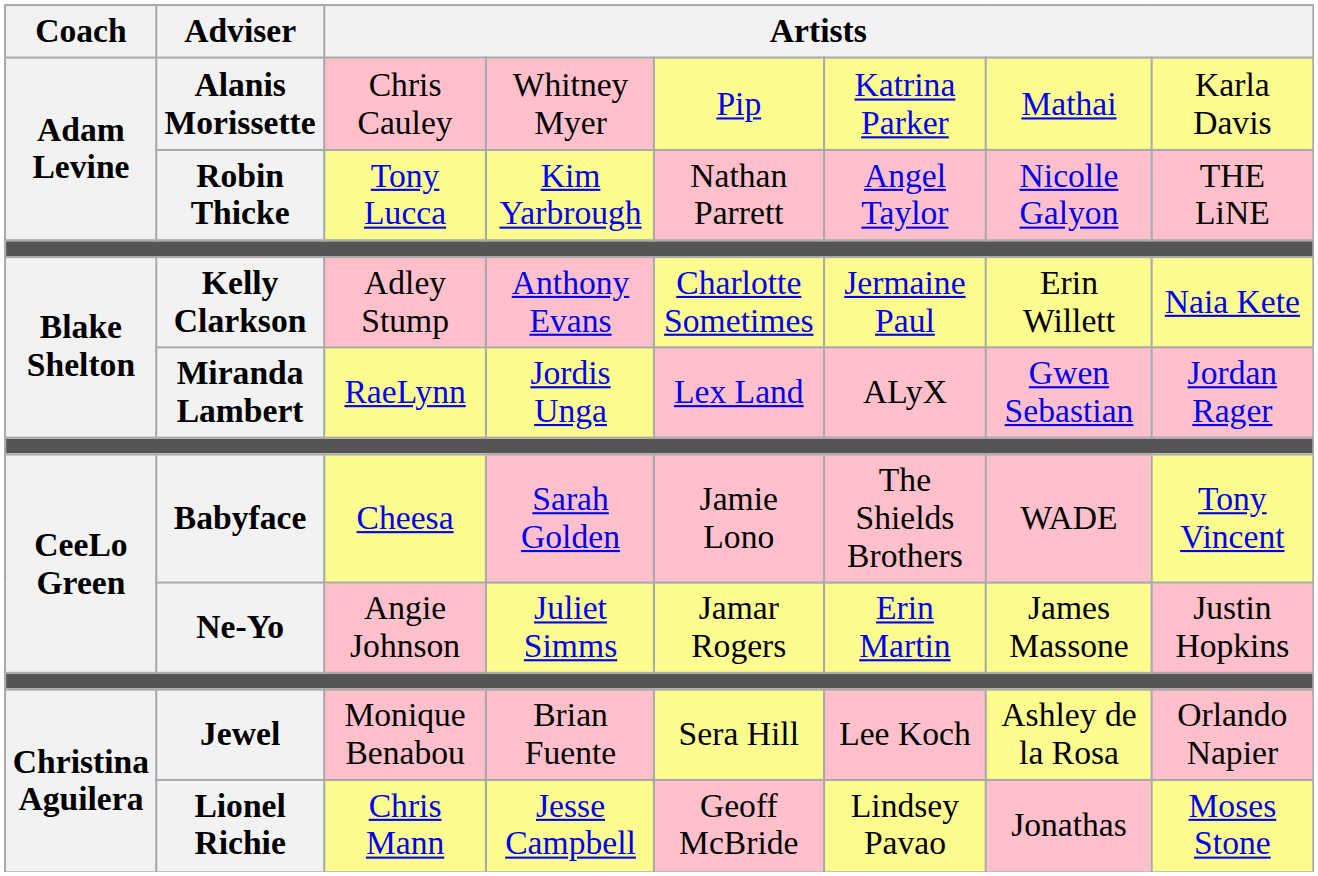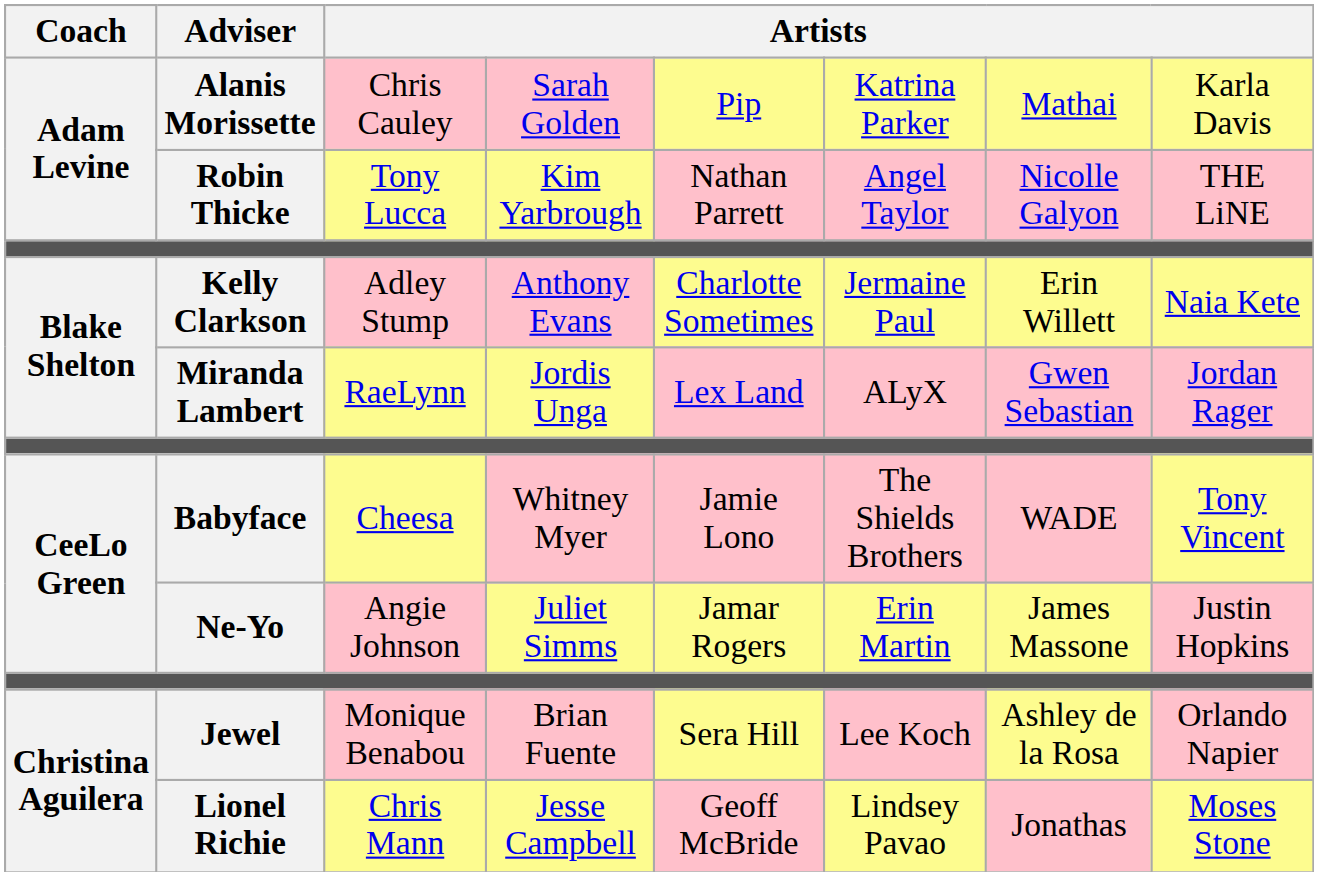(571, 103) Whitney Myer -> (571, 103) Sarah Golden
(571, 517) Sarah Golden -> (571, 517) Whitney Myer
